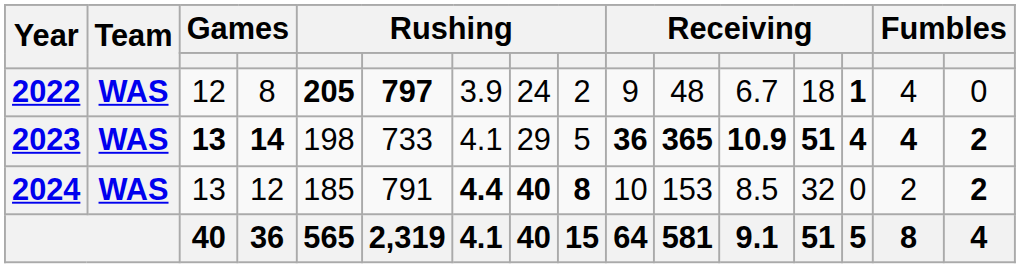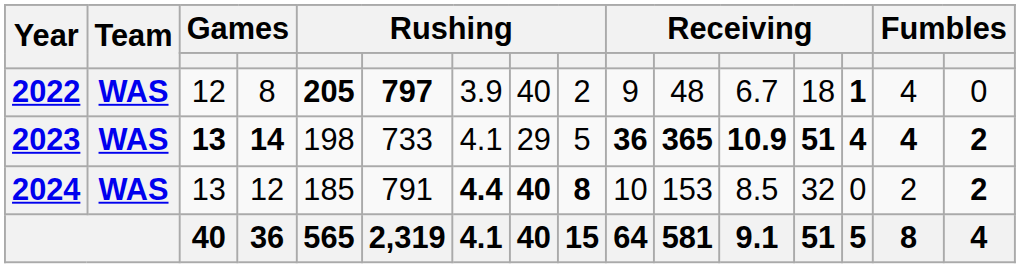(534, 91) 24 -> (534, 91) 40
